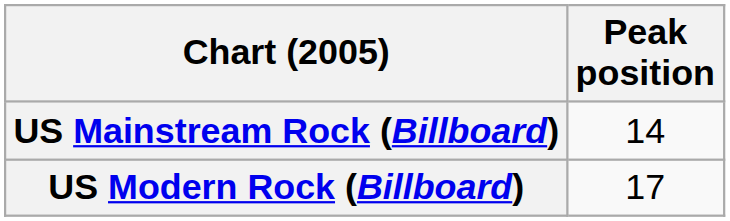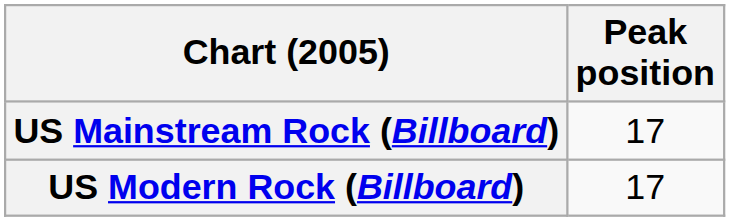(645, 130) 14 -> (645, 130) 17
